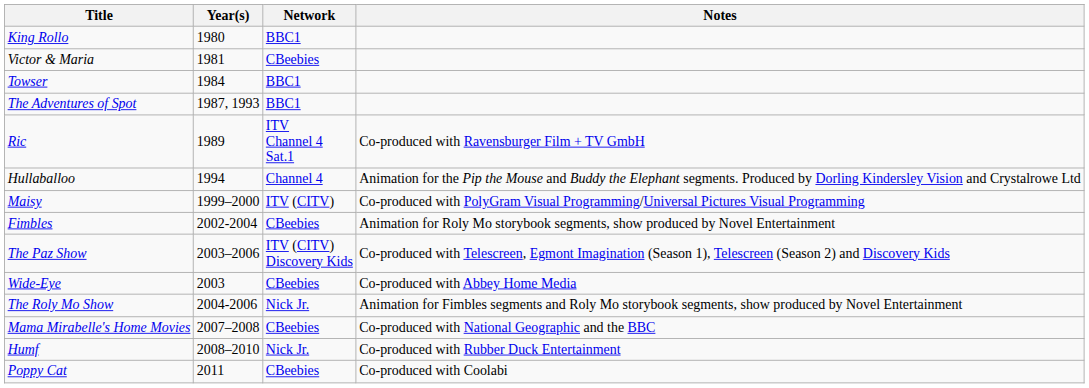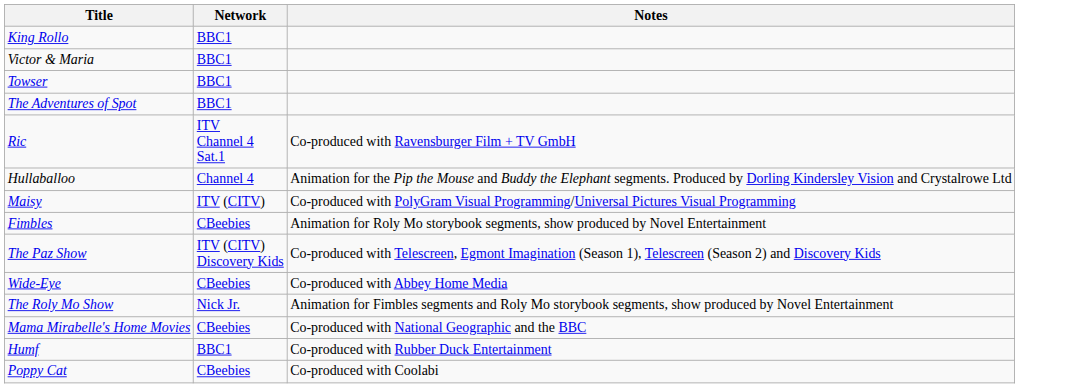- column: (228, 15)
(293, 59) CBeebies -> (214, 59) BBC1
(288, 349) Nick Jr. -> (214, 349) BBC1
